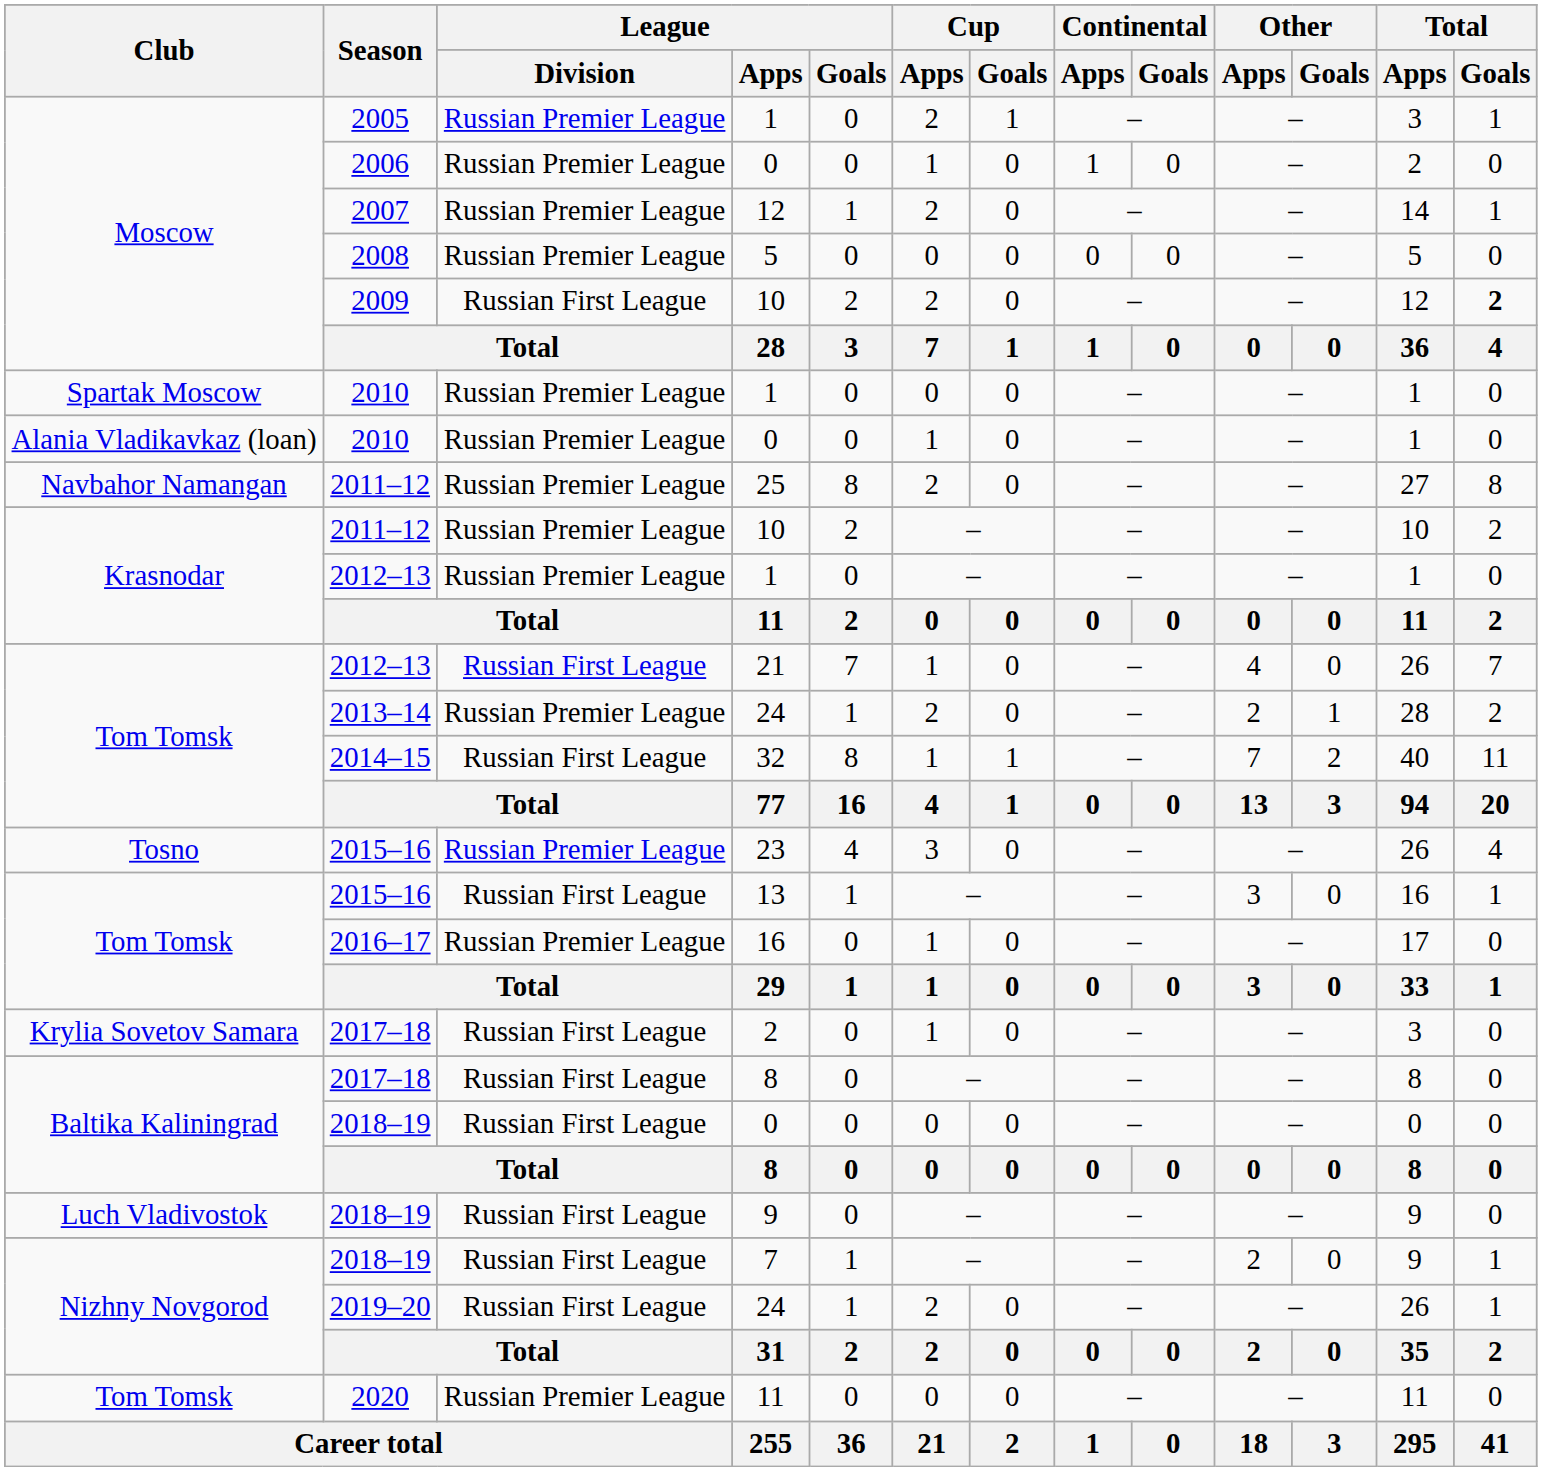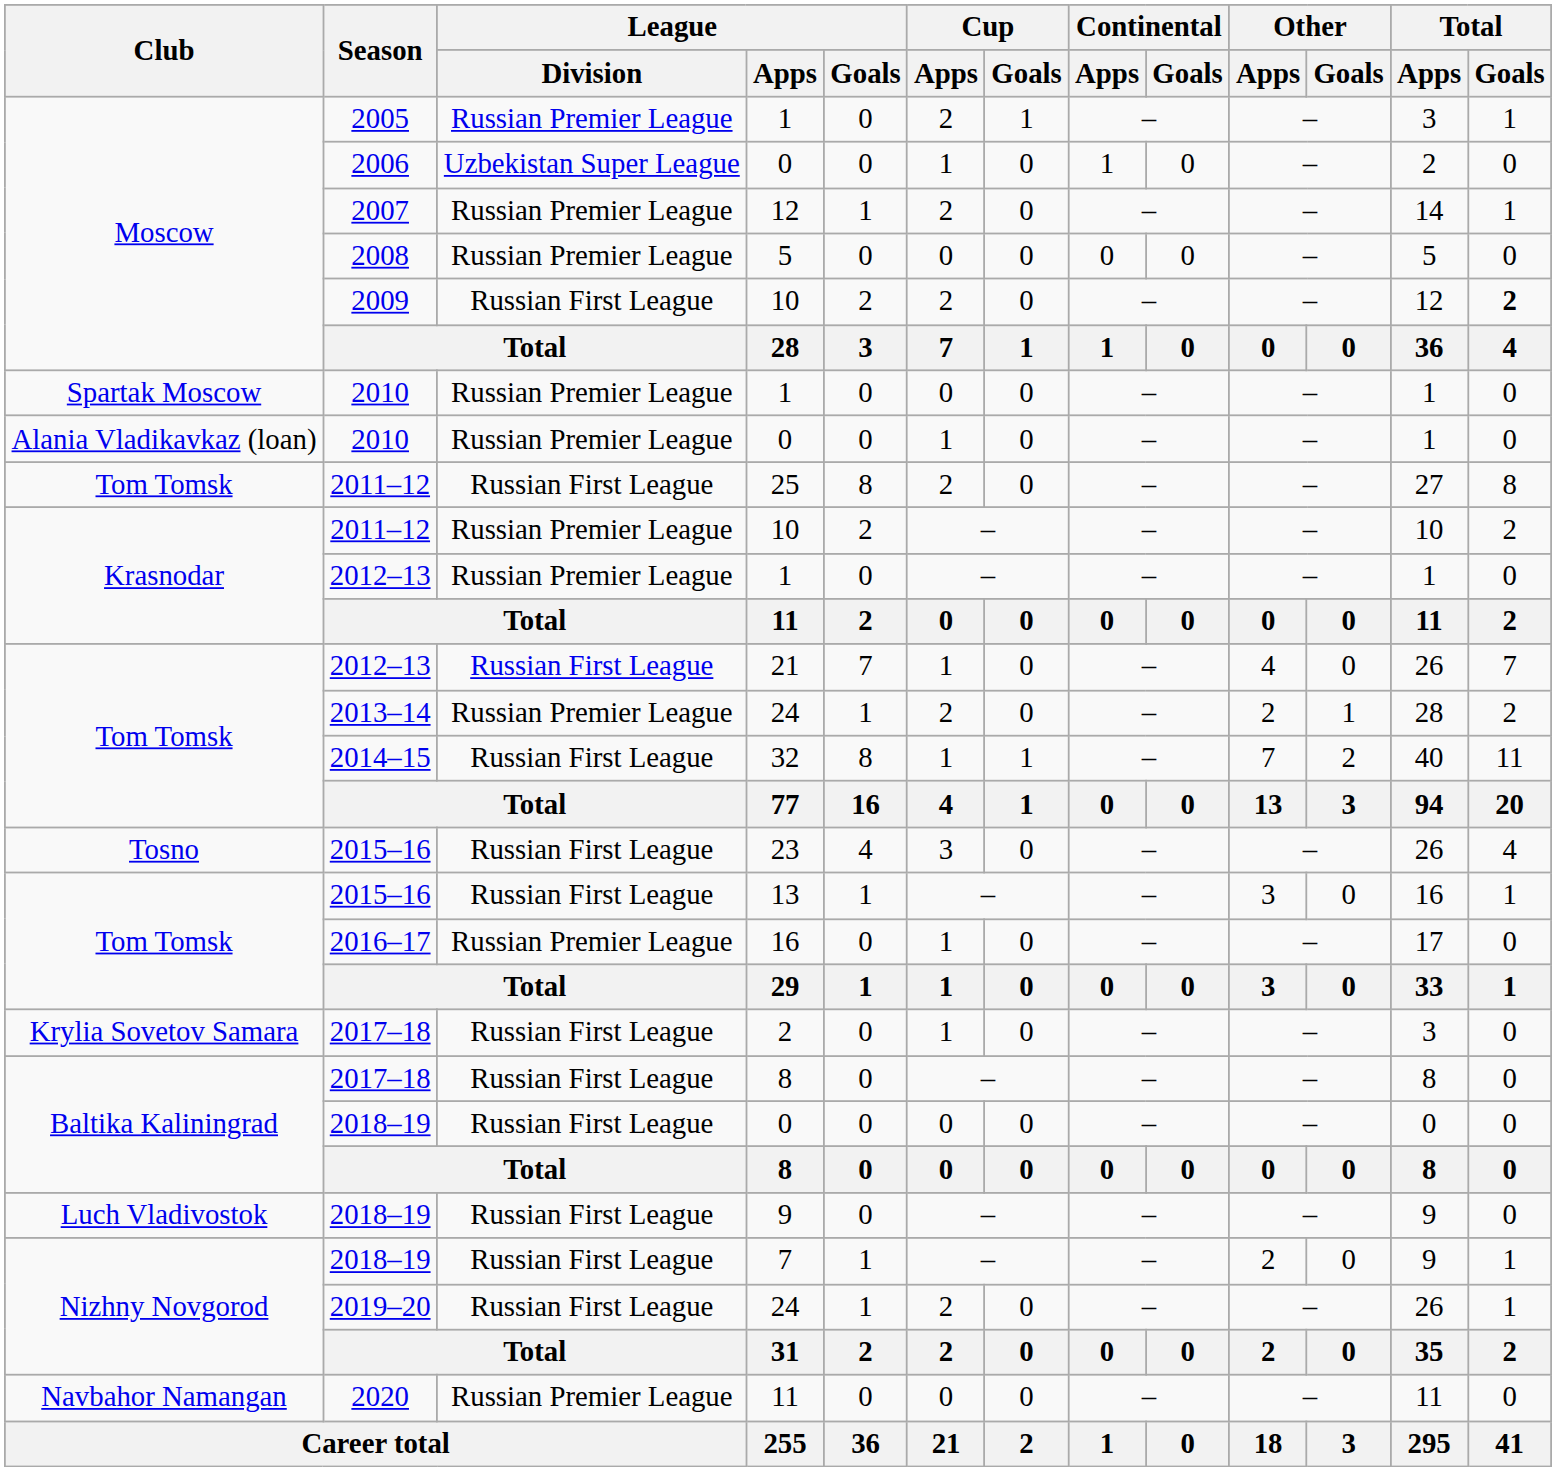(585, 164) Russian Premier League -> (592, 164) Uzbekistan Super League
(164, 484) Navbahor Namangan -> (164, 484) Tom Tomsk
(585, 484) Russian Premier League -> (592, 484) Russian First League
(585, 849) Russian Premier League -> (592, 849) Russian First League
(164, 1397) Tom Tomsk -> (164, 1397) Navbahor Namangan
